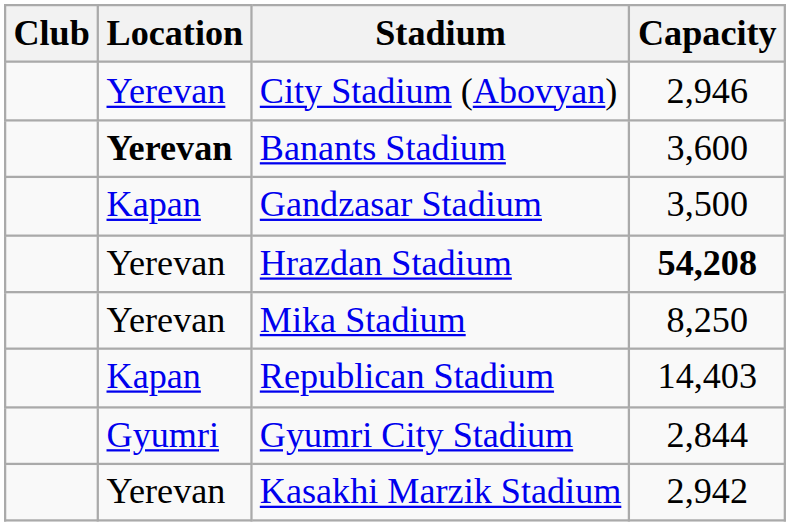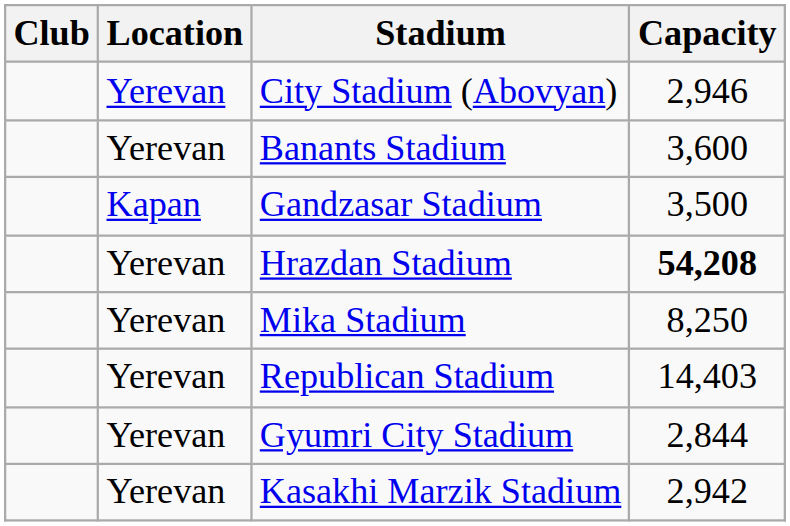(169, 147) bold -> (166, 147) normal
(154, 377) Kapan -> (166, 377) Yerevan
(163, 434) Gyumri -> (166, 434) Yerevan
